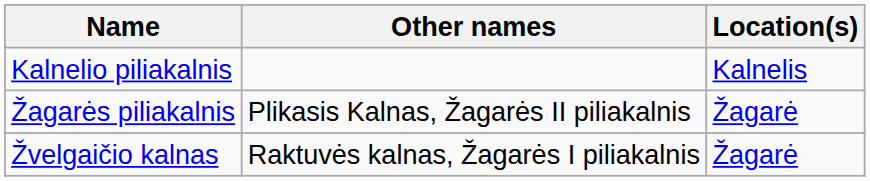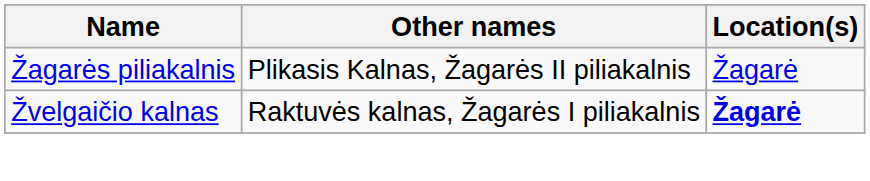- row: (122, 69)
(755, 155) normal -> (757, 112) bold
